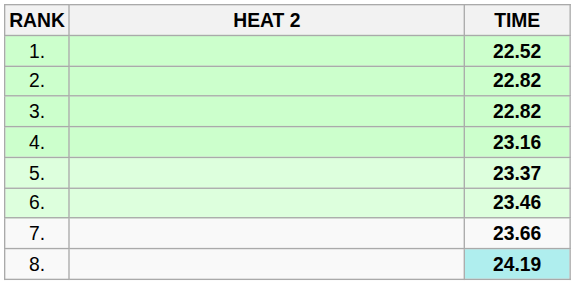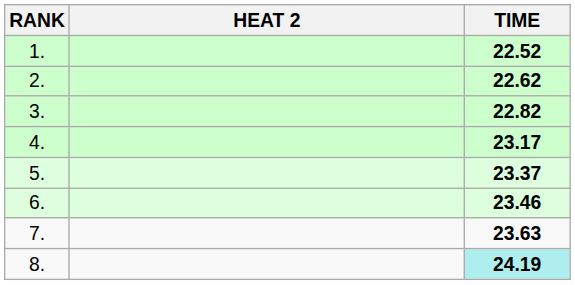(517, 81) 22.82 -> (517, 81) 22.62
(517, 142) 23.16 -> (517, 142) 23.17
(517, 234) 23.66 -> (517, 234) 23.63
